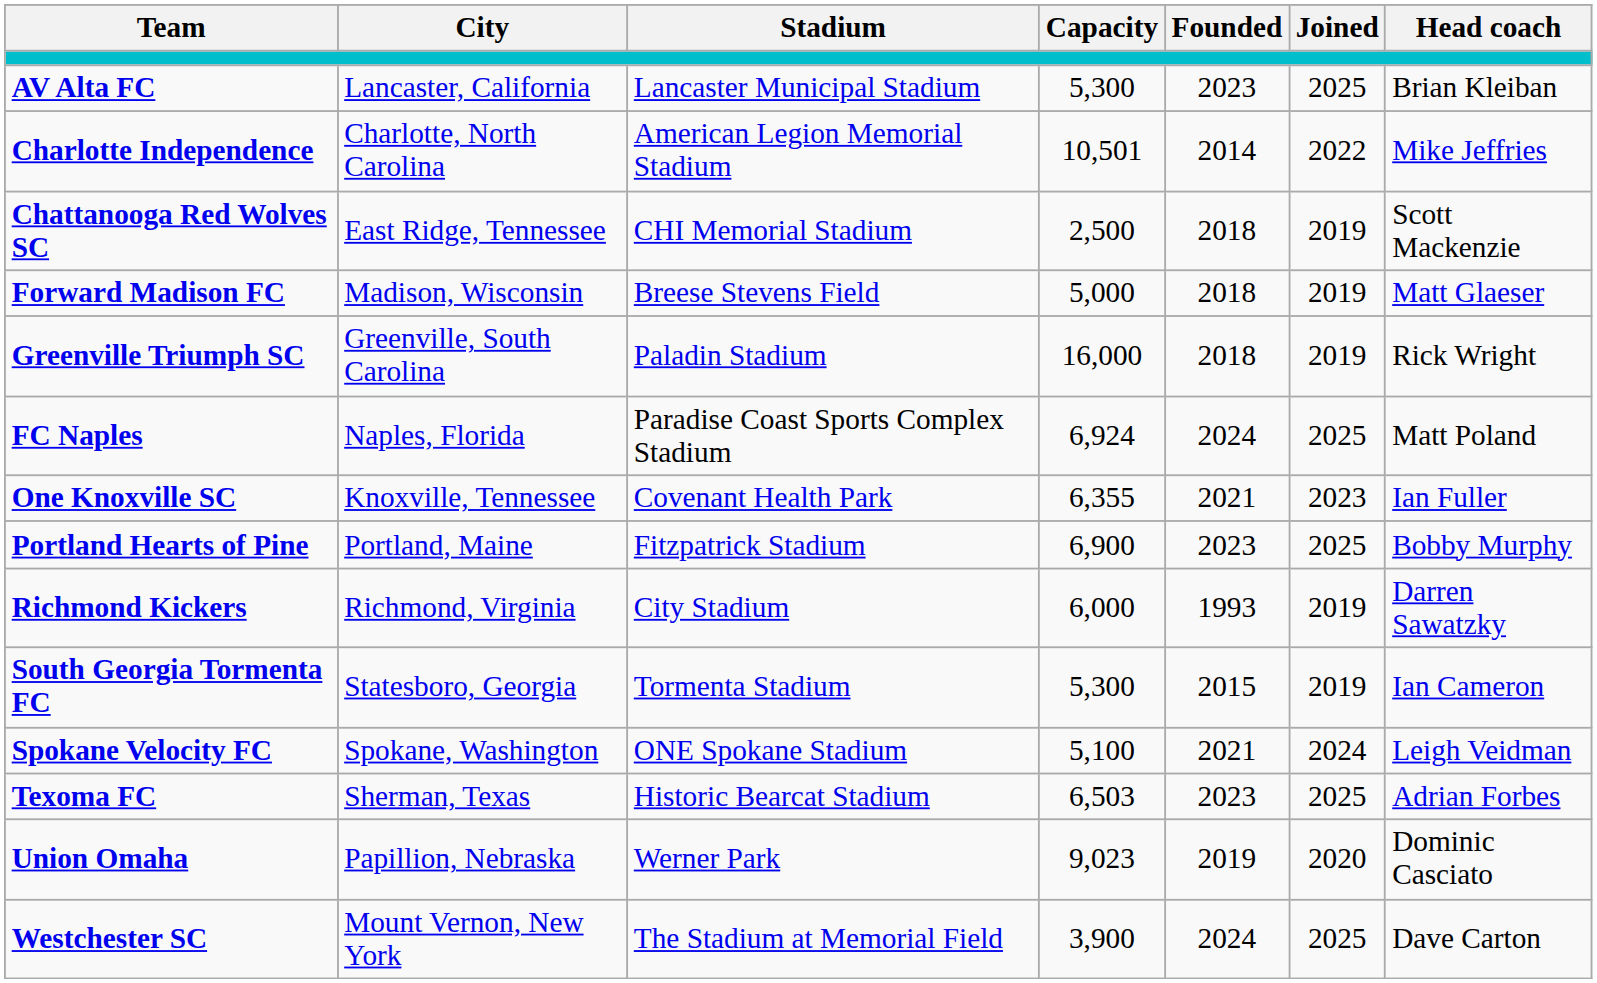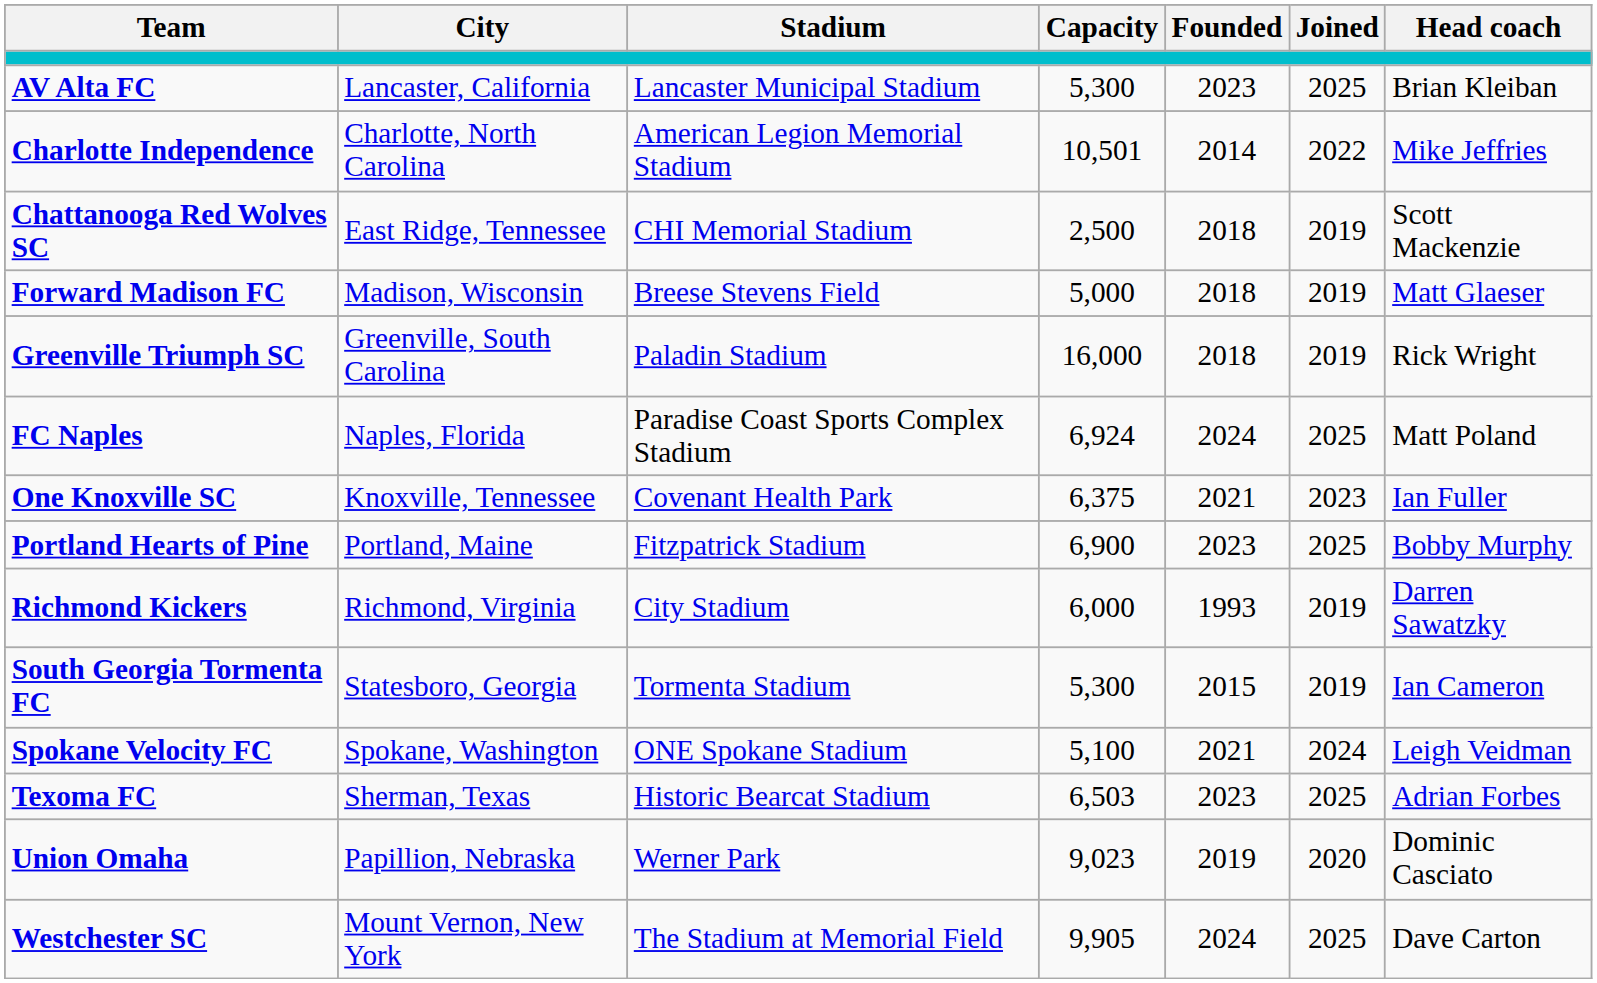(1102, 498) 6,355 -> (1102, 498) 6,375
(1102, 938) 3,900 -> (1102, 938) 9,905
